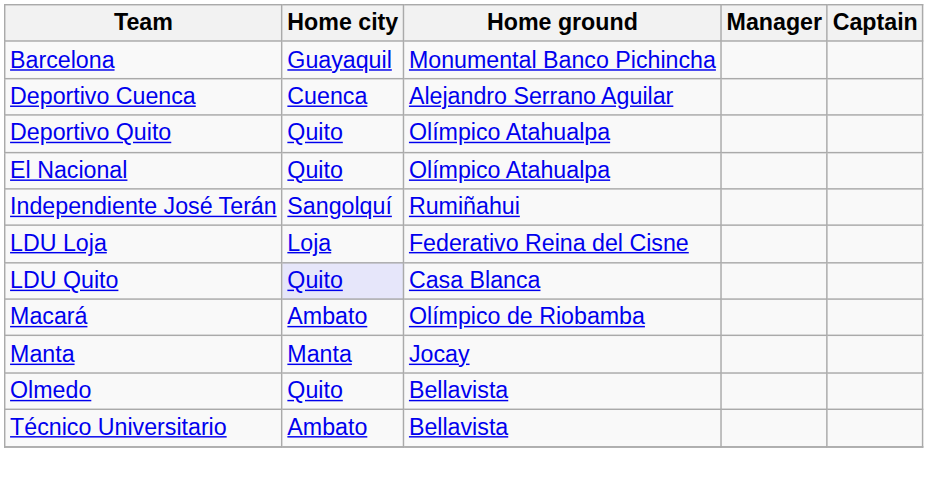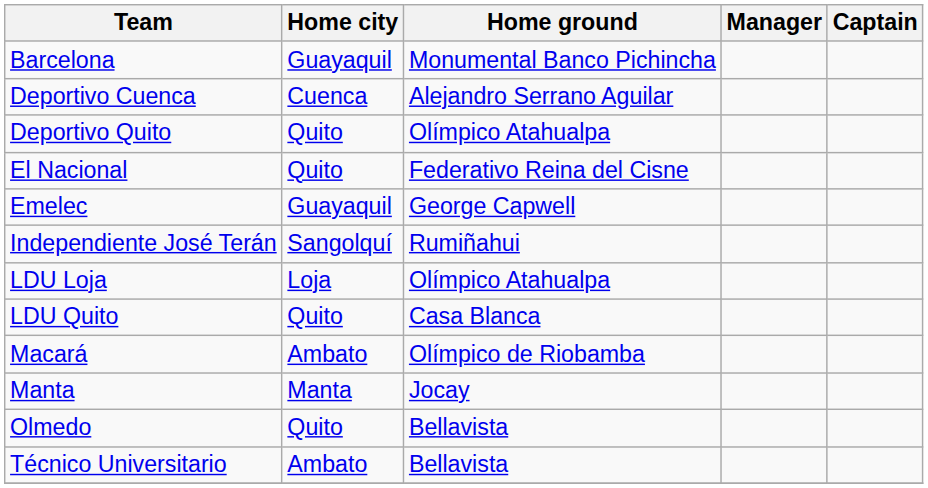(510, 170) Olímpico Atahualpa -> (549, 170) Federativo Reina del Cisne
+ row: (49, 206)
(549, 243) Federativo Reina del Cisne -> (510, 280) Olímpico Atahualpa
(315, 280) lavender background -> (315, 317) no background
